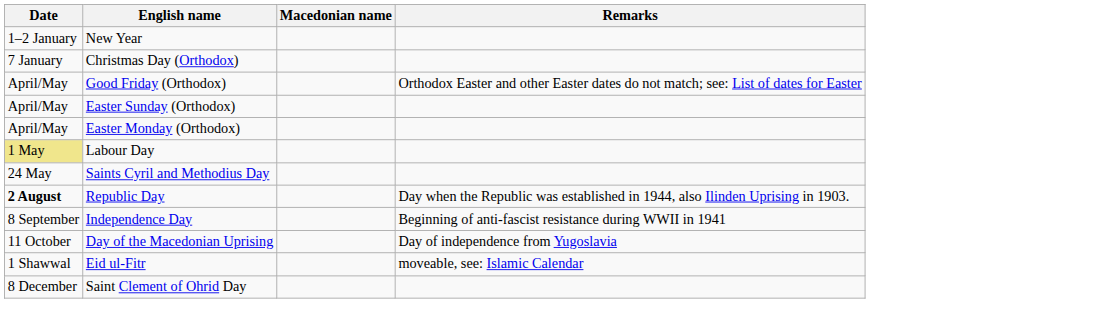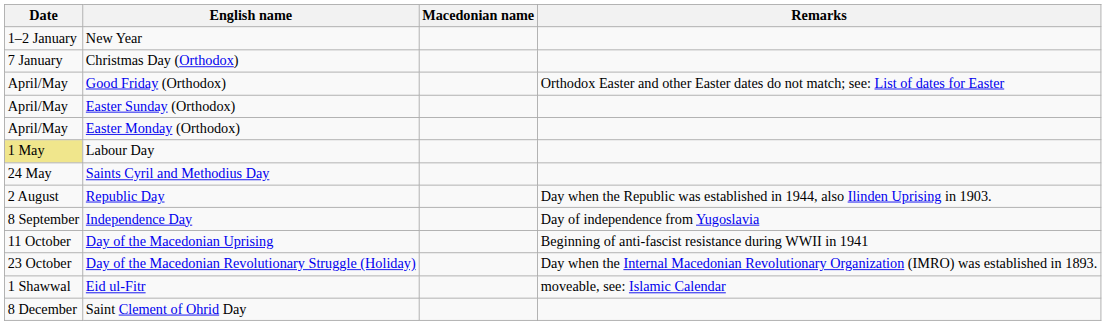(34, 196) bold -> (33, 196) normal
(562, 219) Beginning of anti-fascist resistance during WWII in 1941 -> (650, 219) Day of independence from Yugoslavia
(508, 241) Day of independence from Yugoslavia -> (705, 241) Beginning of anti-fascist resistance during WWII in 1941
+ row: (251, 264)
